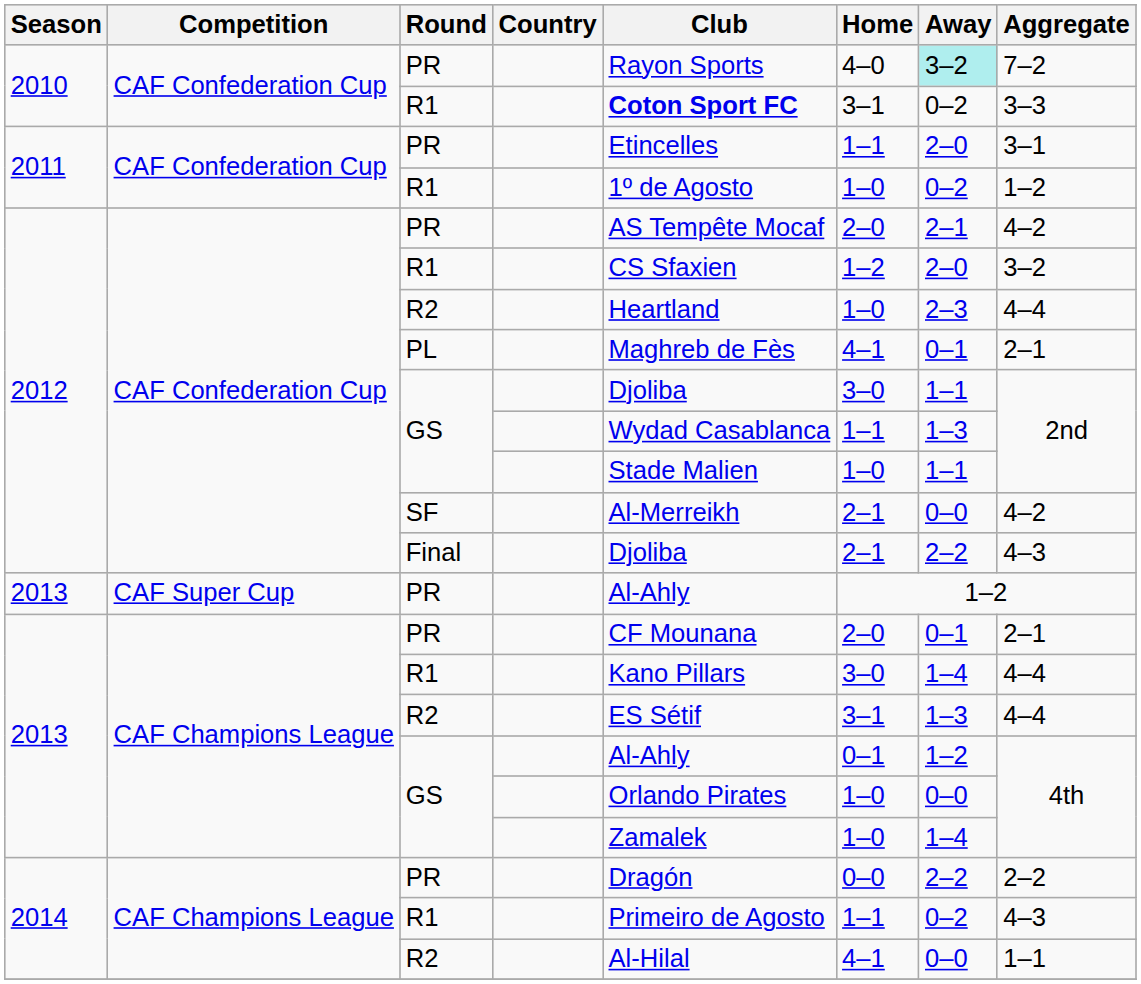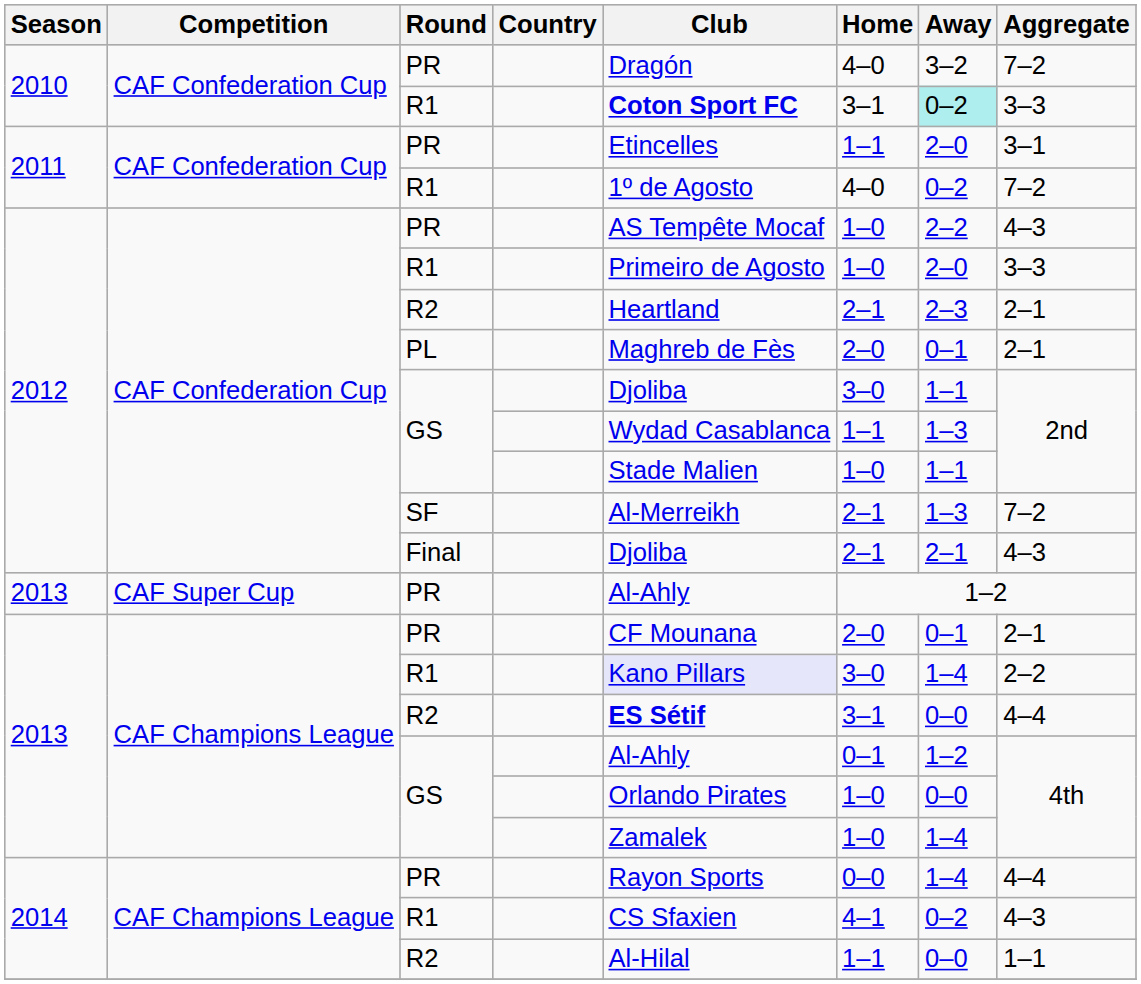(686, 65) Rayon Sports -> (650, 65) Dragón
(946, 65) paleturquoise background -> (946, 65) no background
(946, 106) no background -> (946, 106) paleturquoise background
(863, 187) 1–0 -> (863, 187) 4–0
(1025, 187) 1–2 -> (1025, 187) 7–2
(863, 227) 2–0 -> (863, 227) 1–0
(946, 227) 2–1 -> (946, 227) 2–2
(1025, 227) 4–2 -> (1025, 227) 4–3
(673, 268) CS Sfaxien -> (717, 268) Primeiro de Agosto
(863, 268) 1–2 -> (863, 268) 1–0
(1025, 268) 3–2 -> (1025, 268) 3–3
(863, 308) 1–0 -> (863, 308) 2–1
(1025, 308) 4–4 -> (1025, 308) 2–1
(863, 349) 4–1 -> (863, 349) 2–0
(946, 512) 0–0 -> (946, 512) 1–3
(1025, 512) 4–2 -> (1025, 512) 7–2
(946, 552) 2–2 -> (946, 552) 2–1
(677, 674) no background -> (677, 674) lavender background
(1025, 674) 4–4 -> (1025, 674) 2–2
(655, 715) normal -> (657, 715) bold
(946, 715) 1–3 -> (946, 715) 0–0
(650, 877) Dragón -> (686, 877) Rayon Sports
(946, 877) 2–2 -> (946, 877) 1–4
(1025, 877) 2–2 -> (1025, 877) 4–4
(717, 918) Primeiro de Agosto -> (673, 918) CS Sfaxien
(863, 918) 1–1 -> (863, 918) 4–1
(863, 958) 4–1 -> (863, 958) 1–1
